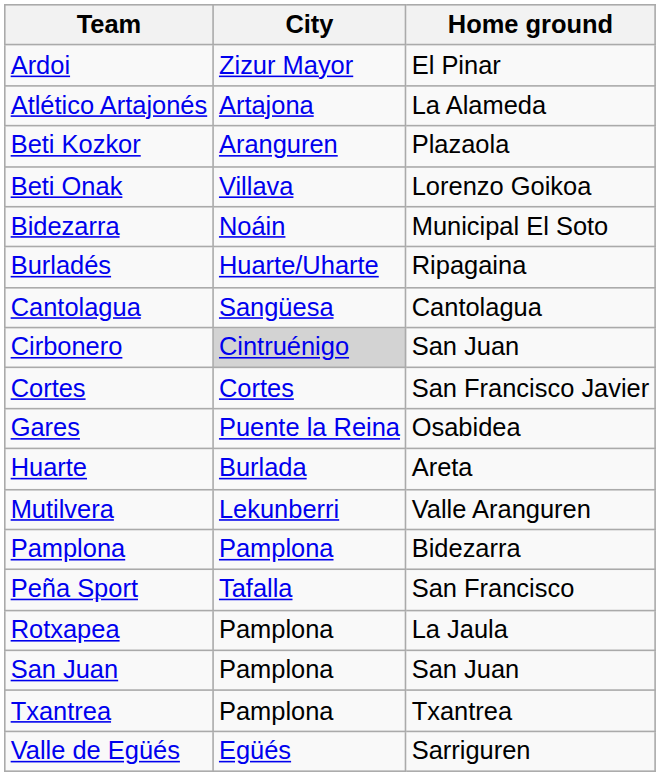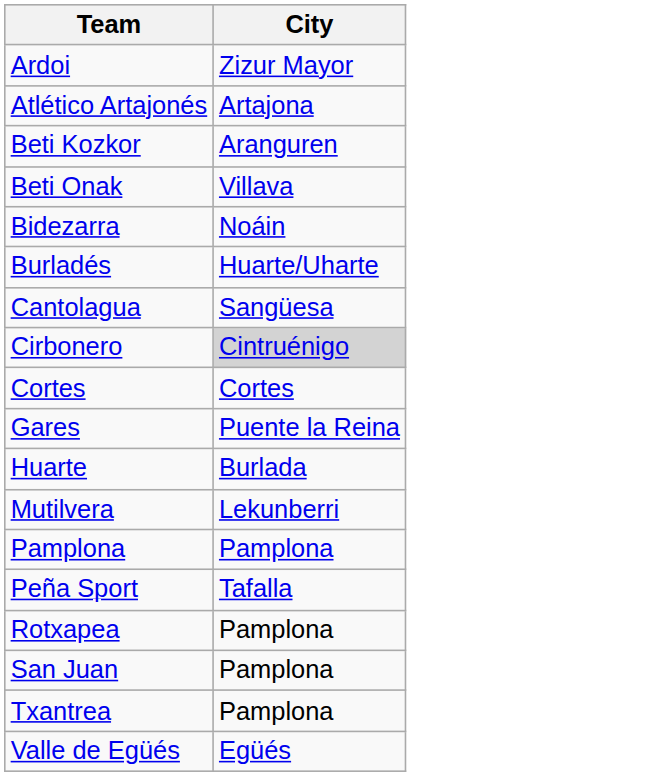- column: (530, 24)
